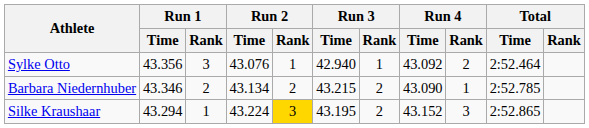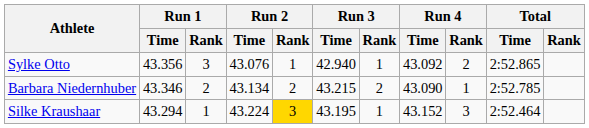(515, 64) 2:52.464 -> (515, 64) 2:52.865
(379, 111) 2 -> (379, 111) 1
(515, 111) 2:52.865 -> (515, 111) 2:52.464
